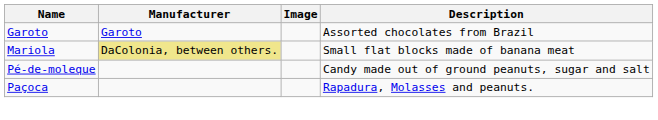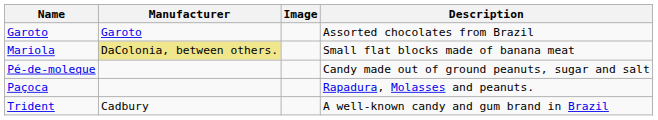+ row: (31, 106)
